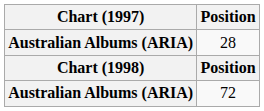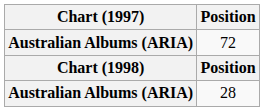rows swapped: (228, 42) <-> (228, 93)
